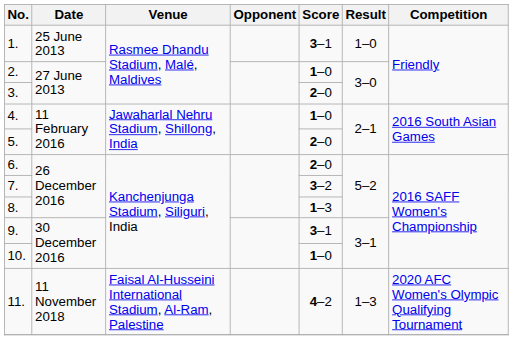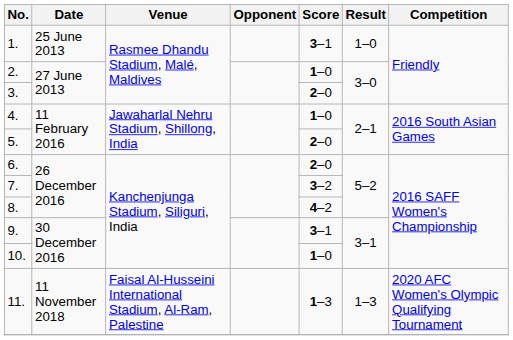(321, 207) 1–3 -> (321, 207) 4–2
(321, 301) 4–2 -> (321, 301) 1–3
